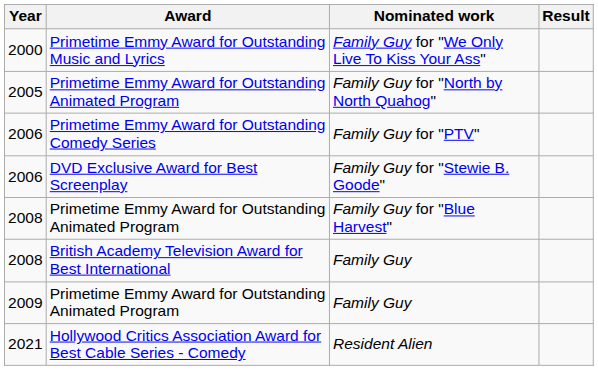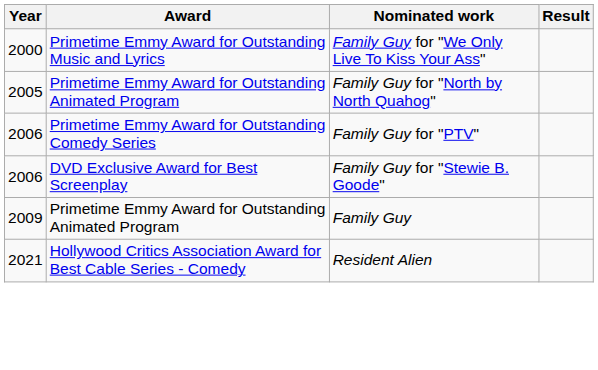- row: (25, 218)
- row: (25, 260)
